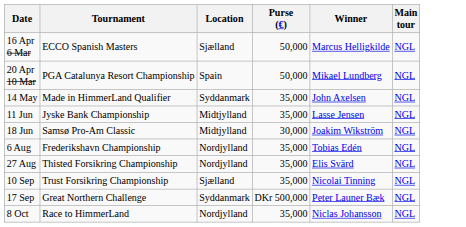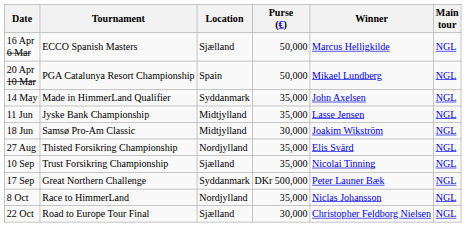- row: (19, 147)
+ row: (20, 214)
